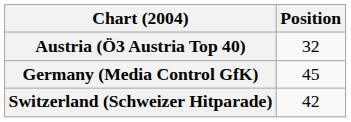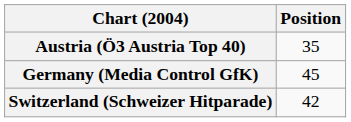(311, 46) 32 -> (311, 46) 35
